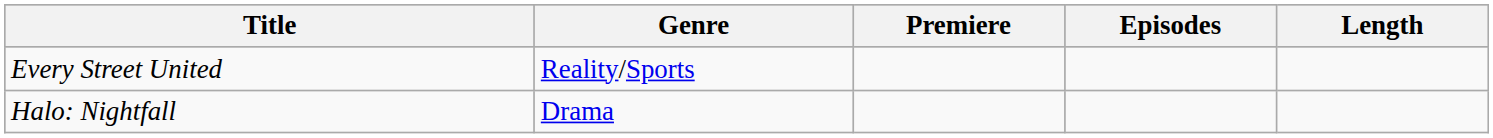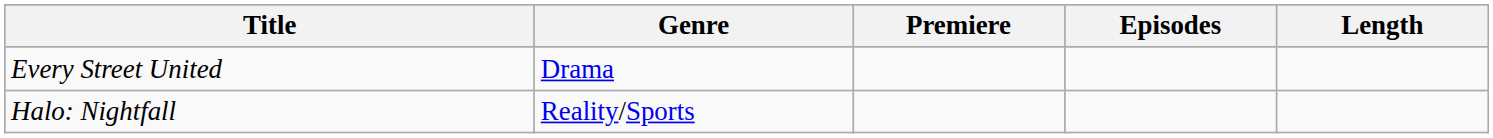(618, 68) Reality/Sports -> (577, 68) Drama
(577, 111) Drama -> (618, 111) Reality/Sports
